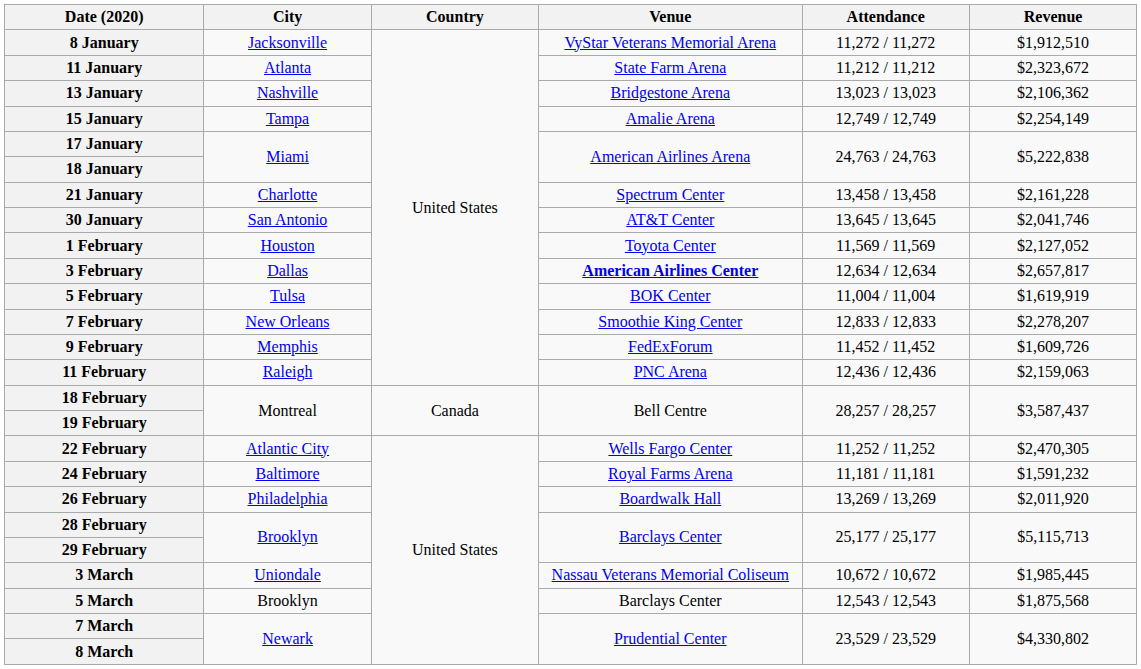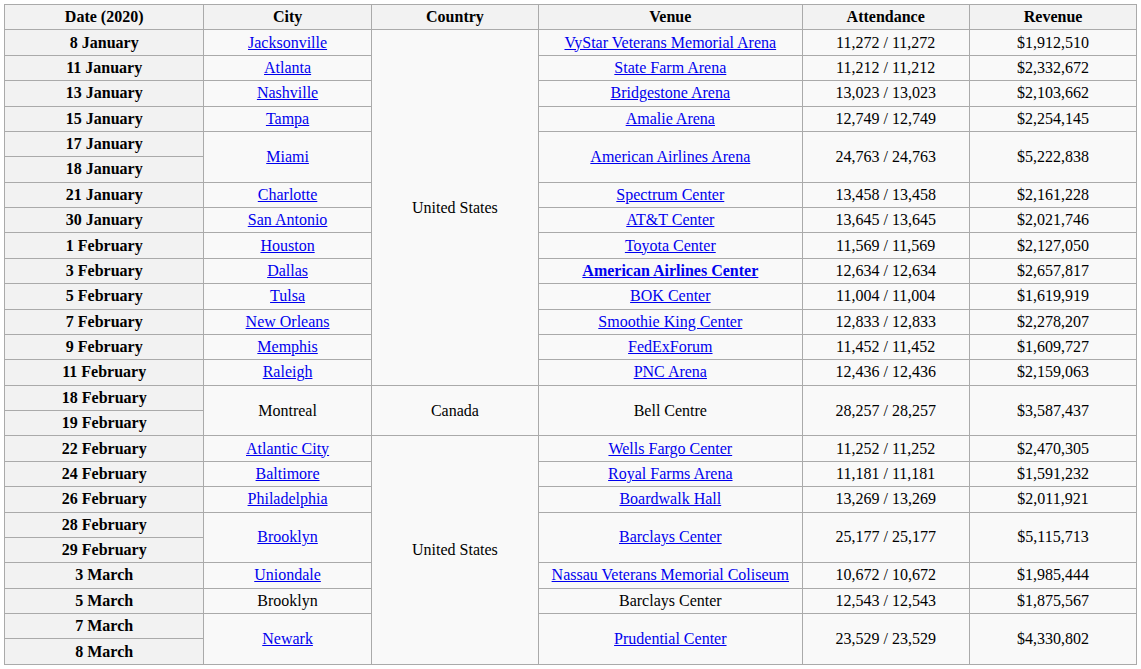(1053, 67) $2,323,672 -> (1053, 67) $2,332,672
(1053, 93) $2,106,362 -> (1053, 93) $2,103,662
(1053, 118) $2,254,149 -> (1053, 118) $2,254,145
(1053, 220) $2,041,746 -> (1053, 220) $2,021,746
(1053, 245) $2,127,052 -> (1053, 245) $2,127,050
(1053, 347) $1,609,726 -> (1053, 347) $1,609,727
(1053, 499) $2,011,920 -> (1053, 499) $2,011,921
(1053, 575) $1,985,445 -> (1053, 575) $1,985,444
(1053, 600) $1,875,568 -> (1053, 600) $1,875,567
